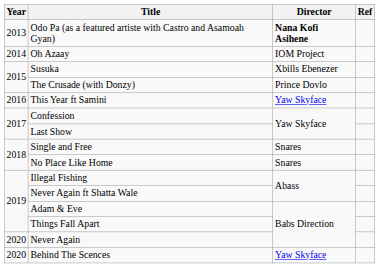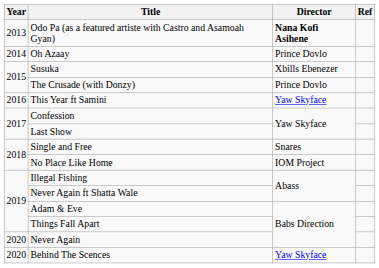(300, 54) IOM Project -> (301, 54) Prince Dovlo
(288, 162) Snares -> (300, 162) IOM Project
